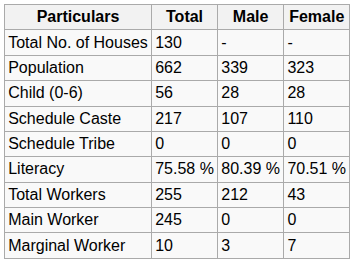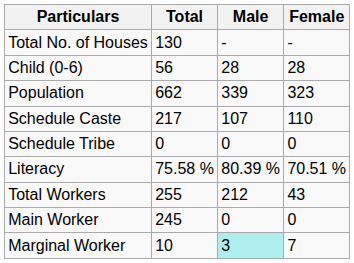rows swapped: (46, 67) <-> (46, 93)
(226, 245) no background -> (226, 245) paleturquoise background
